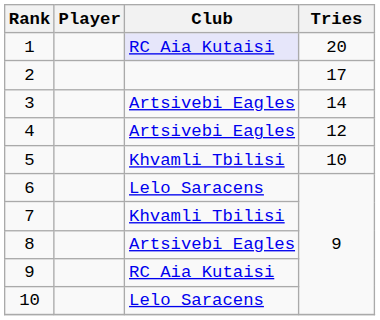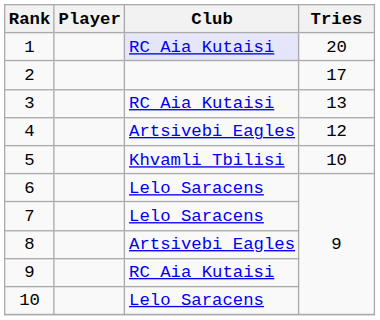(212, 103) Artsivebi Eagles -> (202, 103) RC Aia Kutaisi
(337, 103) 14 -> (337, 103) 13
(207, 216) Khvamli Tbilisi -> (196, 216) Lelo Saracens
